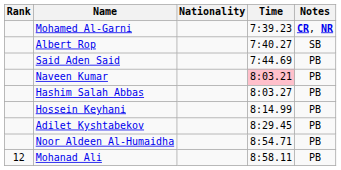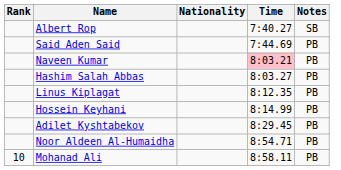- row: (84, 29)
+ row: (78, 94)
(19, 158) 12 -> (19, 158) 10
